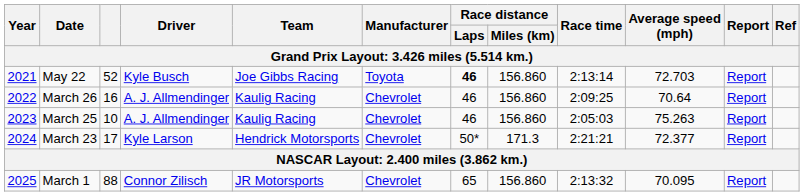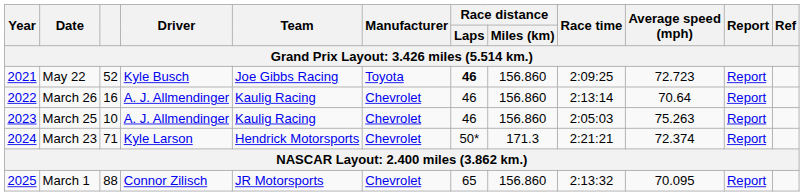(591, 77) 2:13:14 -> (591, 77) 2:09:25
(675, 77) 72.703 -> (675, 77) 72.723
(591, 98) 2:09:25 -> (591, 98) 2:13:14
(110, 139) 17 -> (110, 139) 71
(675, 139) 72.377 -> (675, 139) 72.374
